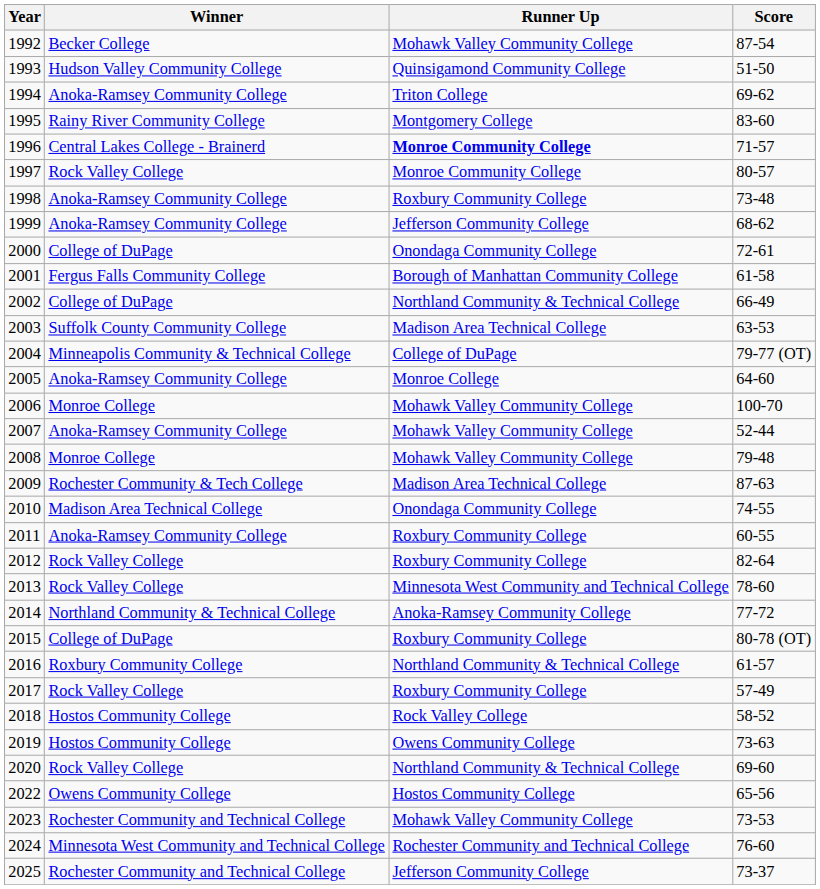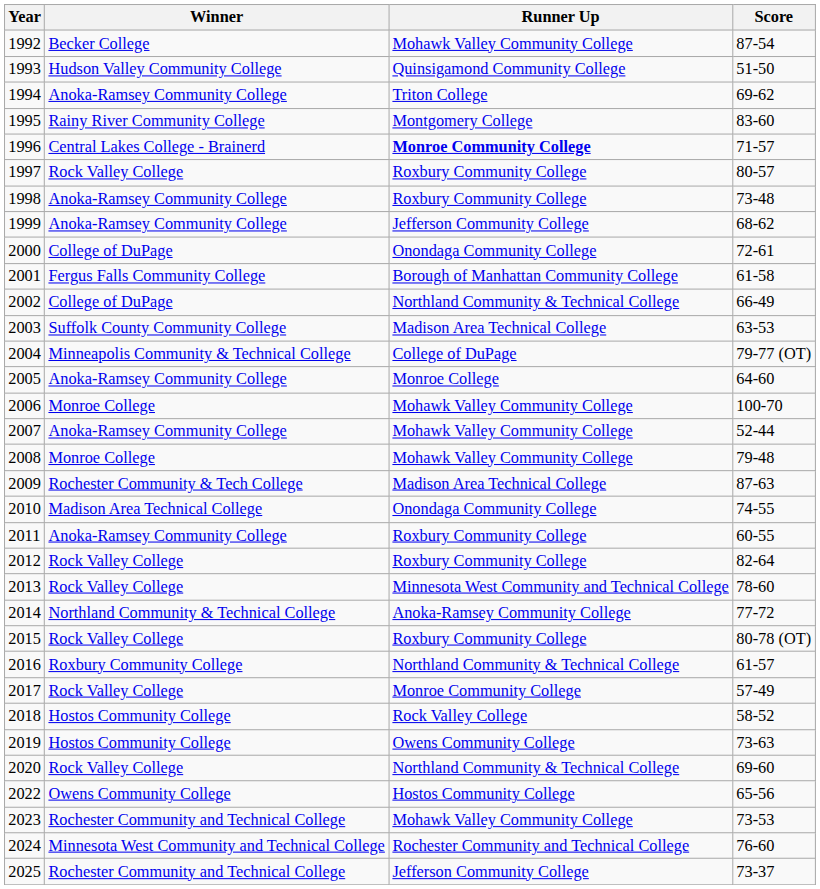(487, 172) Monroe Community College -> (489, 172) Roxbury Community College
(111, 638) College of DuPage -> (116, 638) Rock Valley College
(489, 690) Roxbury Community College -> (487, 690) Monroe Community College
